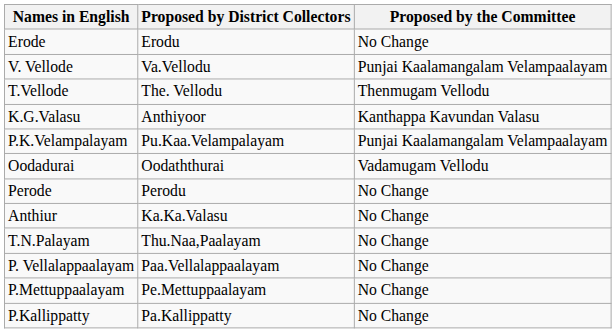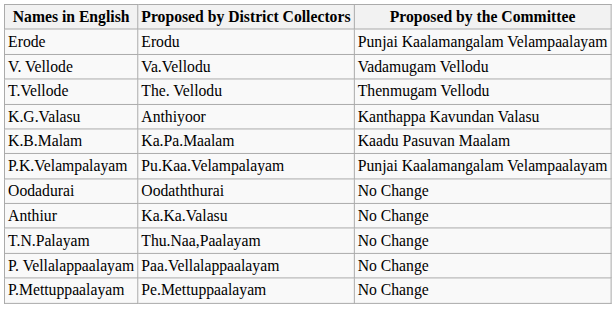(393, 41) No Change -> (483, 41) Punjai Kaalamangalam Velampaalayam
(483, 66) Punjai Kaalamangalam Velampaalayam -> (423, 66) Vadamugam Vellodu
+ row: (45, 141)
(423, 166) Vadamugam Vellodu -> (393, 191) No Change
- row: (30, 191)
- row: (49, 315)
